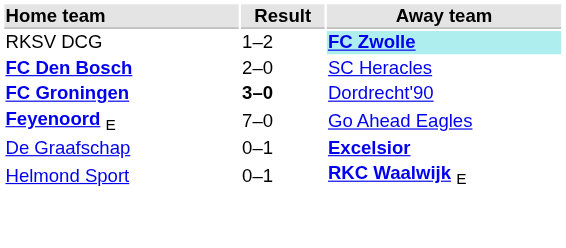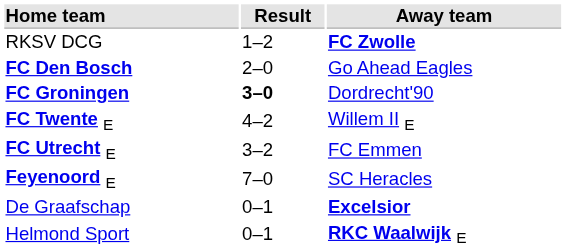(372, 42) paleturquoise background -> (372, 42) no background
(380, 68) SC Heracles -> (400, 68) Go Ahead Eagles
+ row: (59, 121)
+ row: (61, 150)
(400, 120) Go Ahead Eagles -> (380, 179) SC Heracles
